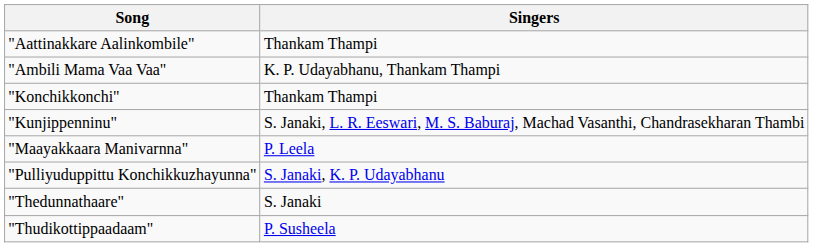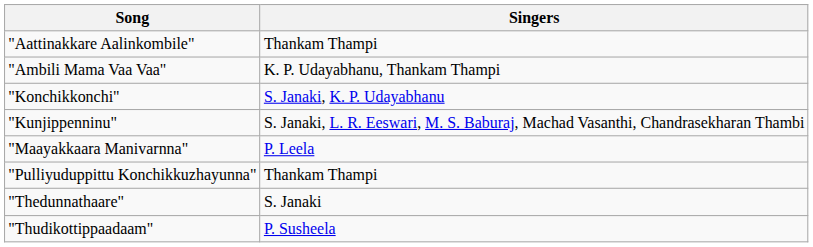(321, 96) Thankam Thampi -> (354, 96) S. Janaki, K. P. Udayabhanu
(354, 175) S. Janaki, K. P. Udayabhanu -> (321, 175) Thankam Thampi
